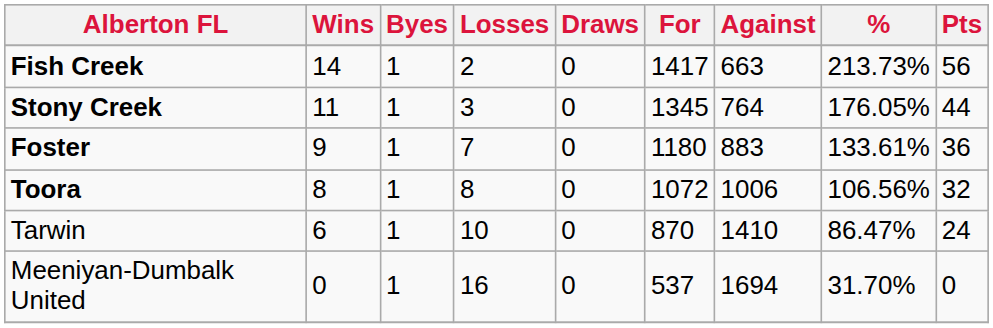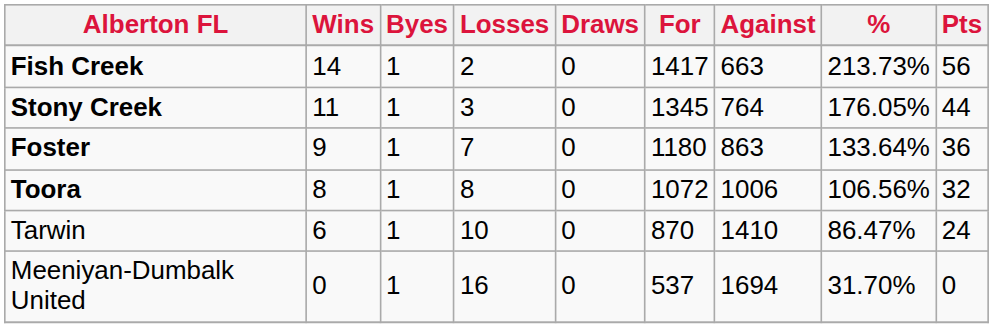(742, 148) 883 -> (742, 148) 863
(879, 148) 133.61% -> (879, 148) 133.64%
